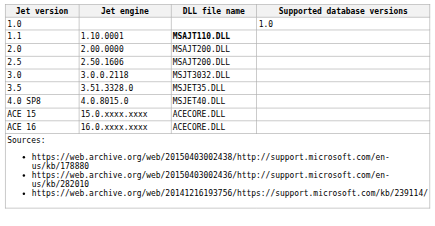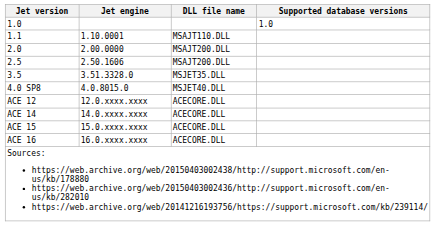(201, 37) bold -> (201, 37) normal
- row: (14, 75)
+ row: (22, 101)
+ row: (22, 114)
